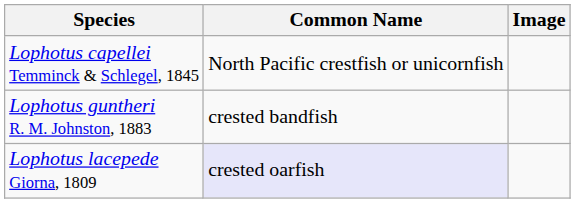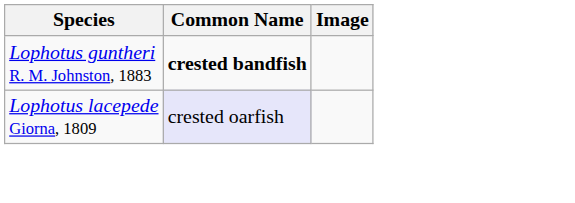- row: (104, 62)
(273, 116) normal -> (237, 62) bold
